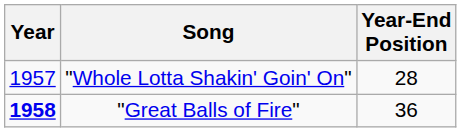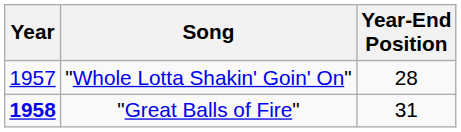(406, 110) 36 -> (406, 110) 31
